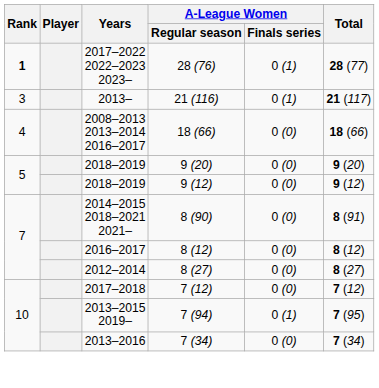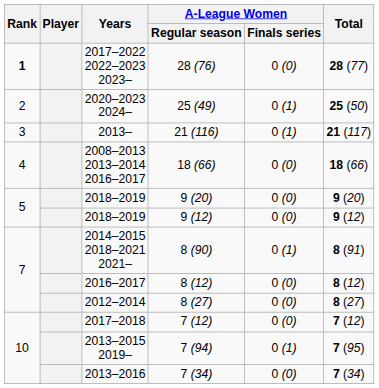(284, 66) 0 (1) -> (284, 66) 0 (0)
+ row: (196, 106)
(284, 217) 0 (0) -> (284, 250) 0 (1)
